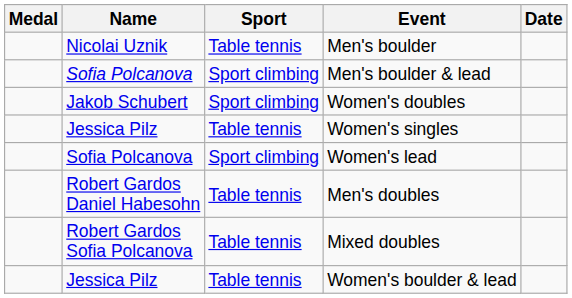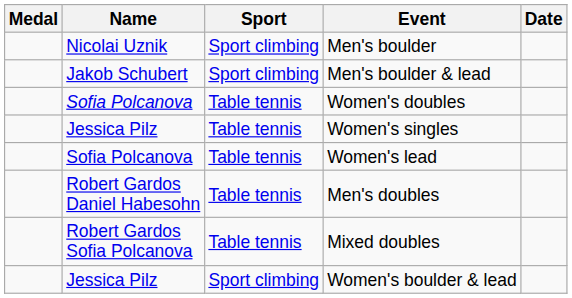(255, 46) Table tennis -> (264, 46) Sport climbing
(129, 74) Sofia Polcanova -> (127, 74) Jakob Schubert
(127, 102) Jakob Schubert -> (129, 102) Sofia Polcanova
(264, 102) Sport climbing -> (255, 102) Table tennis
(264, 157) Sport climbing -> (255, 157) Table tennis
(255, 279) Table tennis -> (264, 279) Sport climbing
